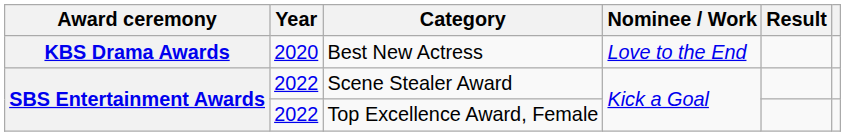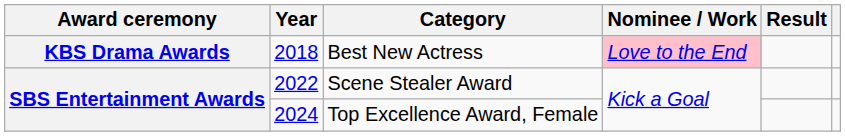(296, 51) 2020 -> (296, 51) 2018
(677, 51) no background -> (677, 51) pink background
(296, 114) 2022 -> (296, 114) 2024
